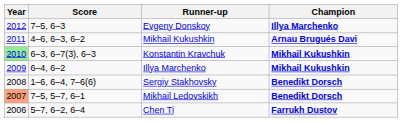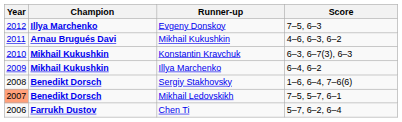columns swapped: (333, 12) <-> (85, 12)
(16, 54) lightgreen background -> (16, 54) no background
